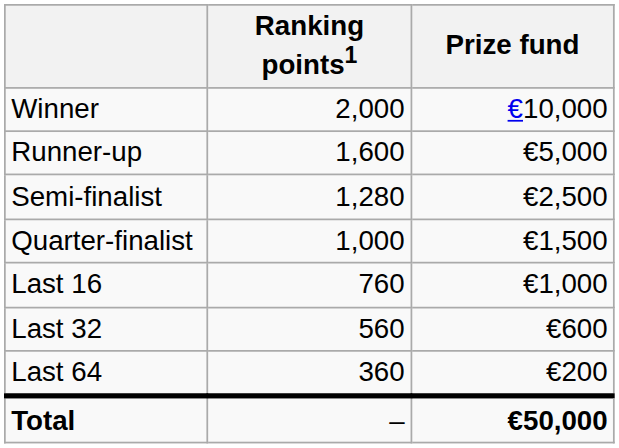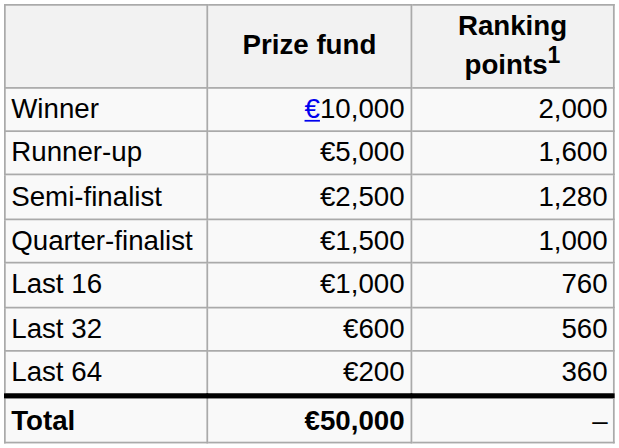columns swapped: (513, 45) <-> (309, 45)
